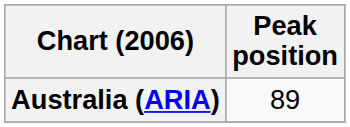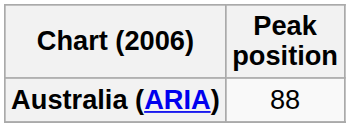(285, 99) 89 -> (285, 99) 88
